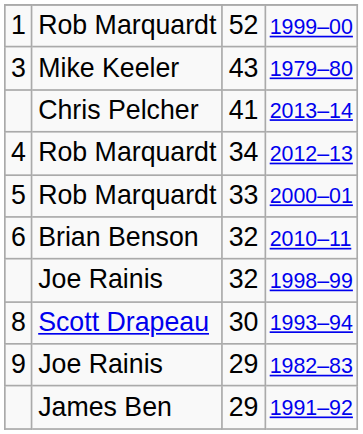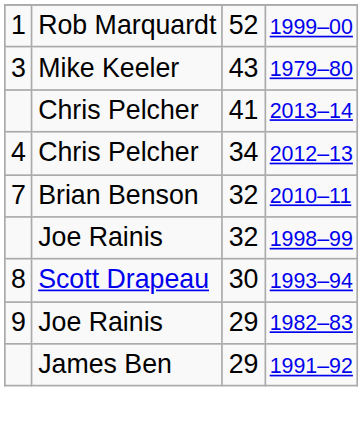(127, 152) Rob Marquardt -> (118, 152) Chris Pelcher
- row: (311, 196)
(18, 237) 6 -> (18, 195) 7
